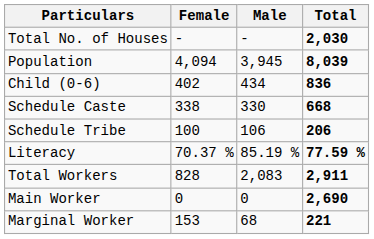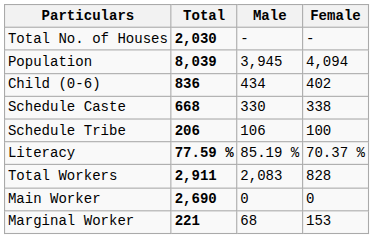columns swapped: (335, 16) <-> (204, 16)
